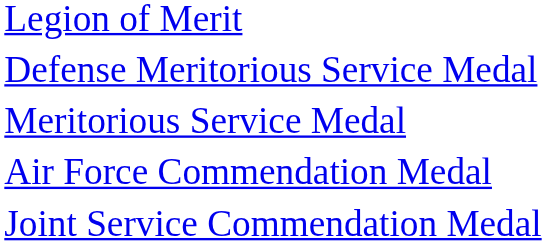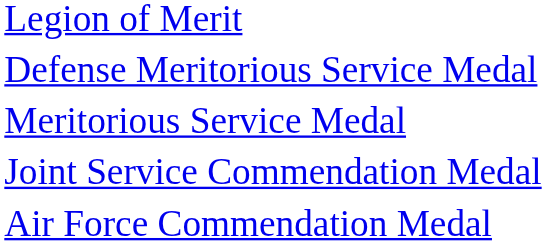rows swapped: (273, 223) <-> (248, 172)
